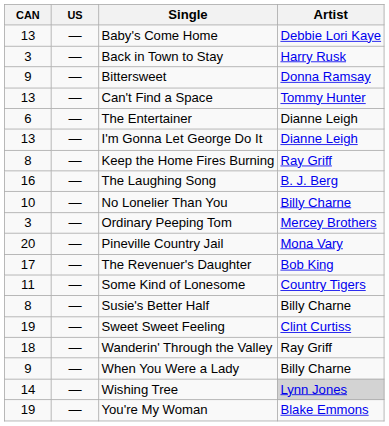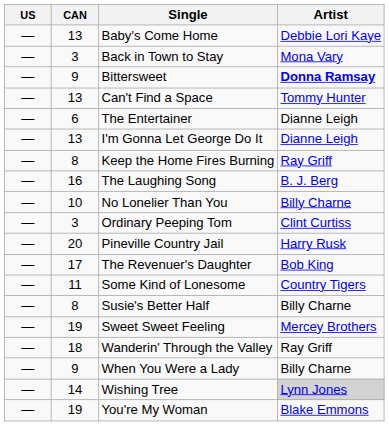columns swapped: (75, 15) <-> (28, 15)
(313, 56) Harry Rusk -> (312, 56) Mona Vary
(326, 77) normal -> (328, 77) bold
(329, 222) Mercey Brothers -> (316, 222) Clint Curtiss
(312, 243) Mona Vary -> (313, 243) Harry Rusk
(316, 327) Clint Curtiss -> (329, 327) Mercey Brothers
